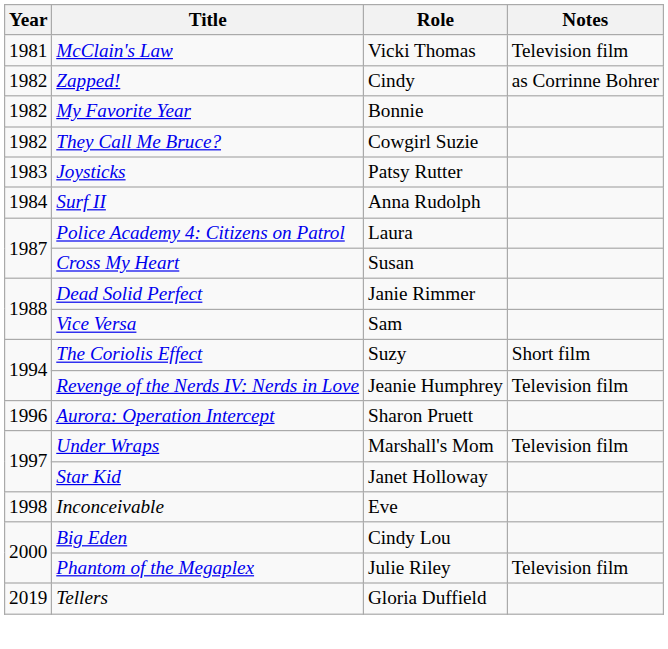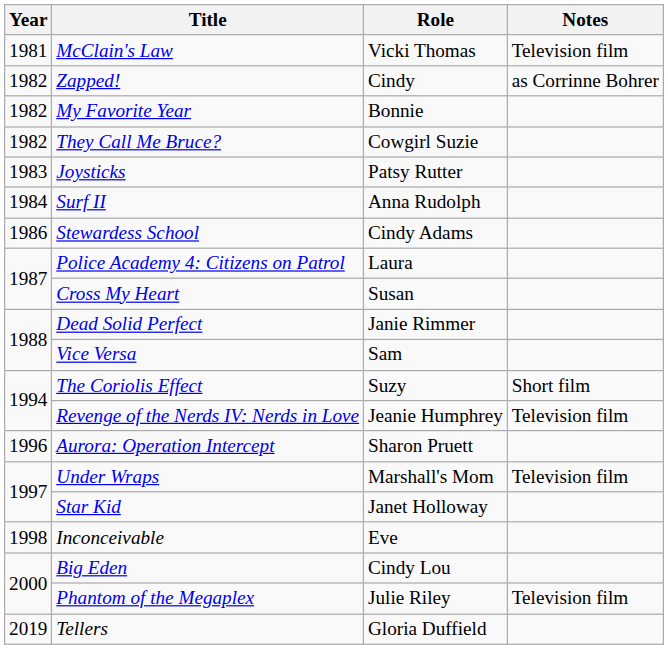+ row: (128, 232)
